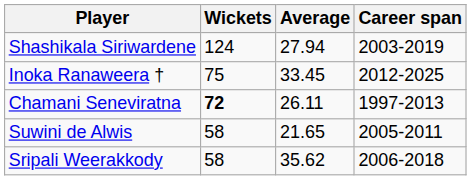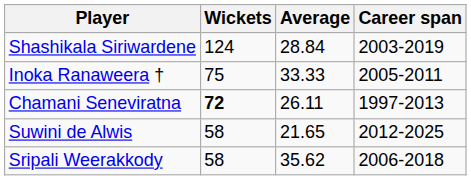(302, 47) 27.94 -> (302, 47) 28.84
(302, 75) 33.45 -> (302, 75) 33.33
(401, 75) 2012-2025 -> (401, 75) 2005-2011
(401, 132) 2005-2011 -> (401, 132) 2012-2025
